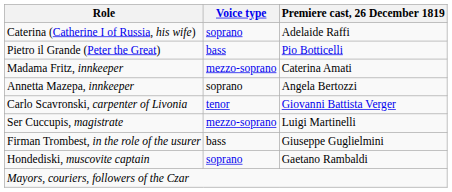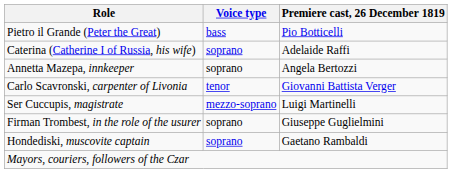rows swapped: (84, 50) <-> (101, 31)
- row: (65, 68)
(216, 141) bass -> (224, 123) soprano
